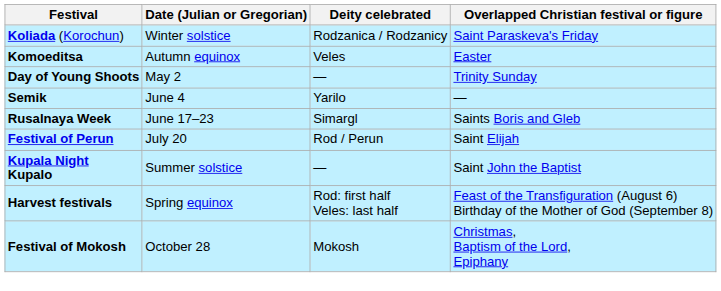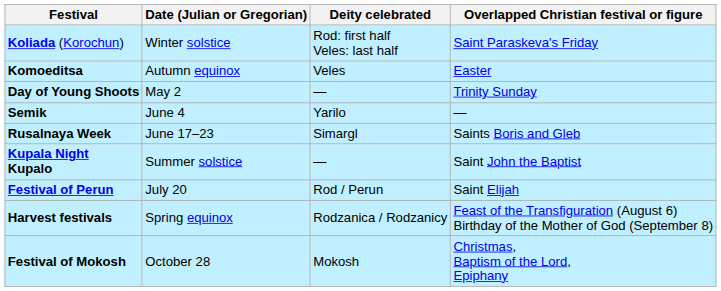(380, 35) Rodzanica / Rodzanicy -> (356, 43) Rod: first half Veles: last half
rows swapped: (48, 167) <-> (61, 139)
(356, 203) Rod: first half Veles: last half -> (380, 218) Rodzanica / Rodzanicy
